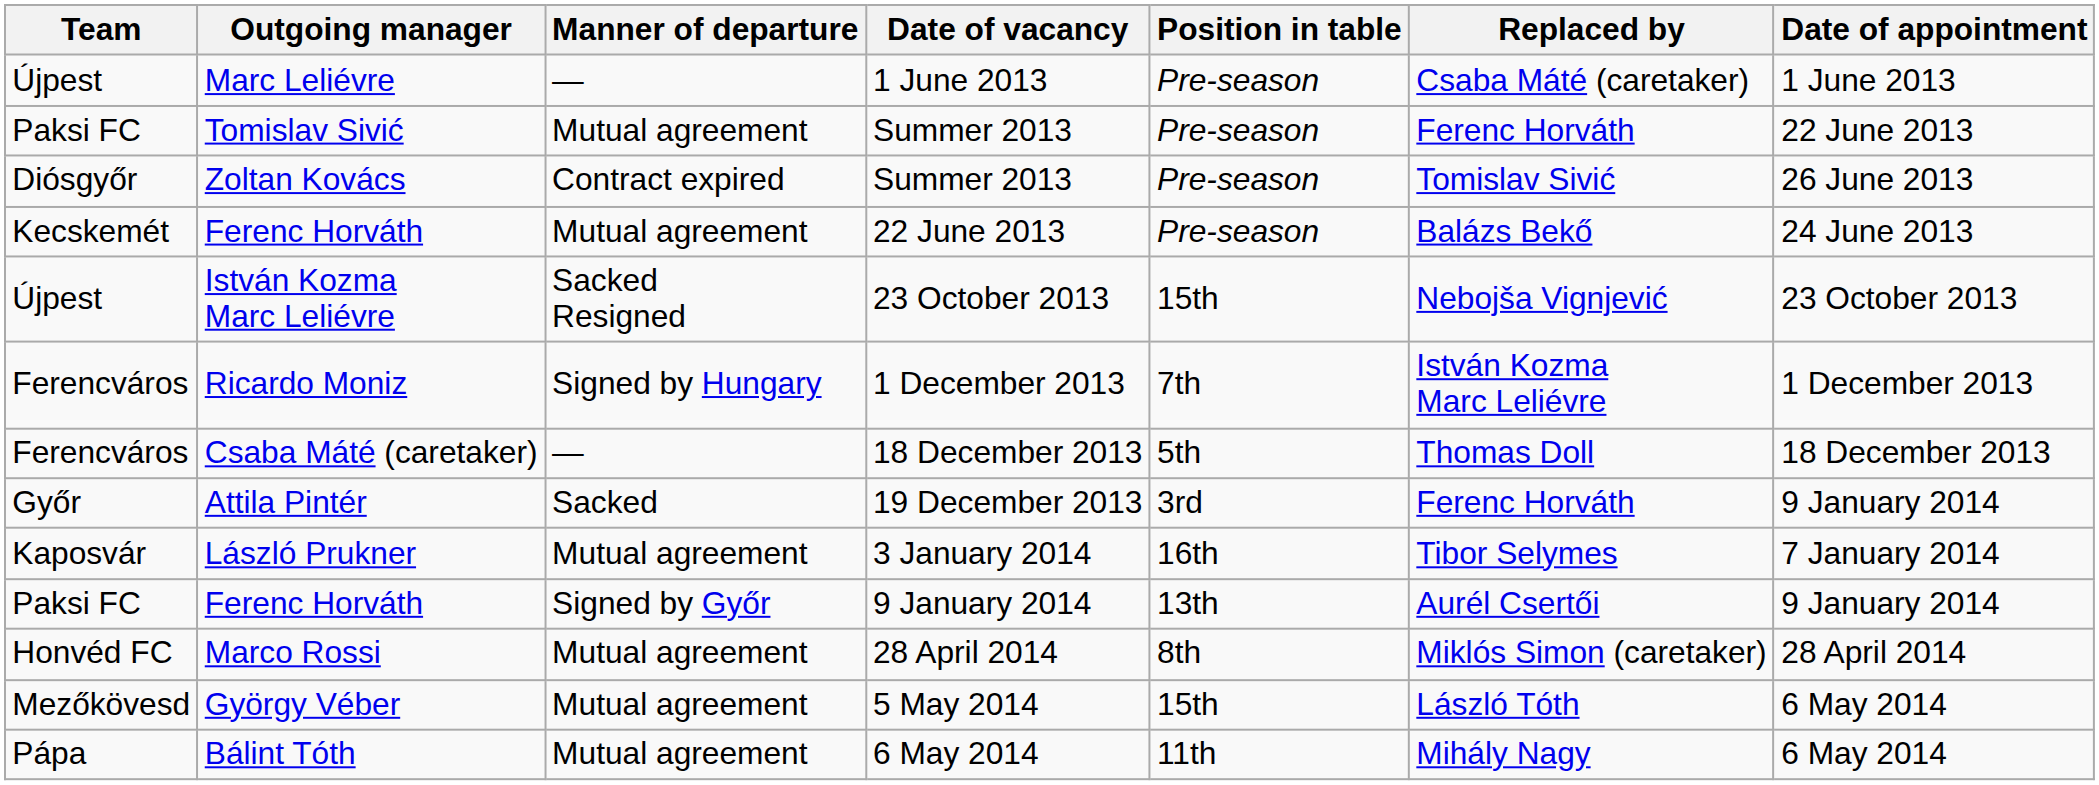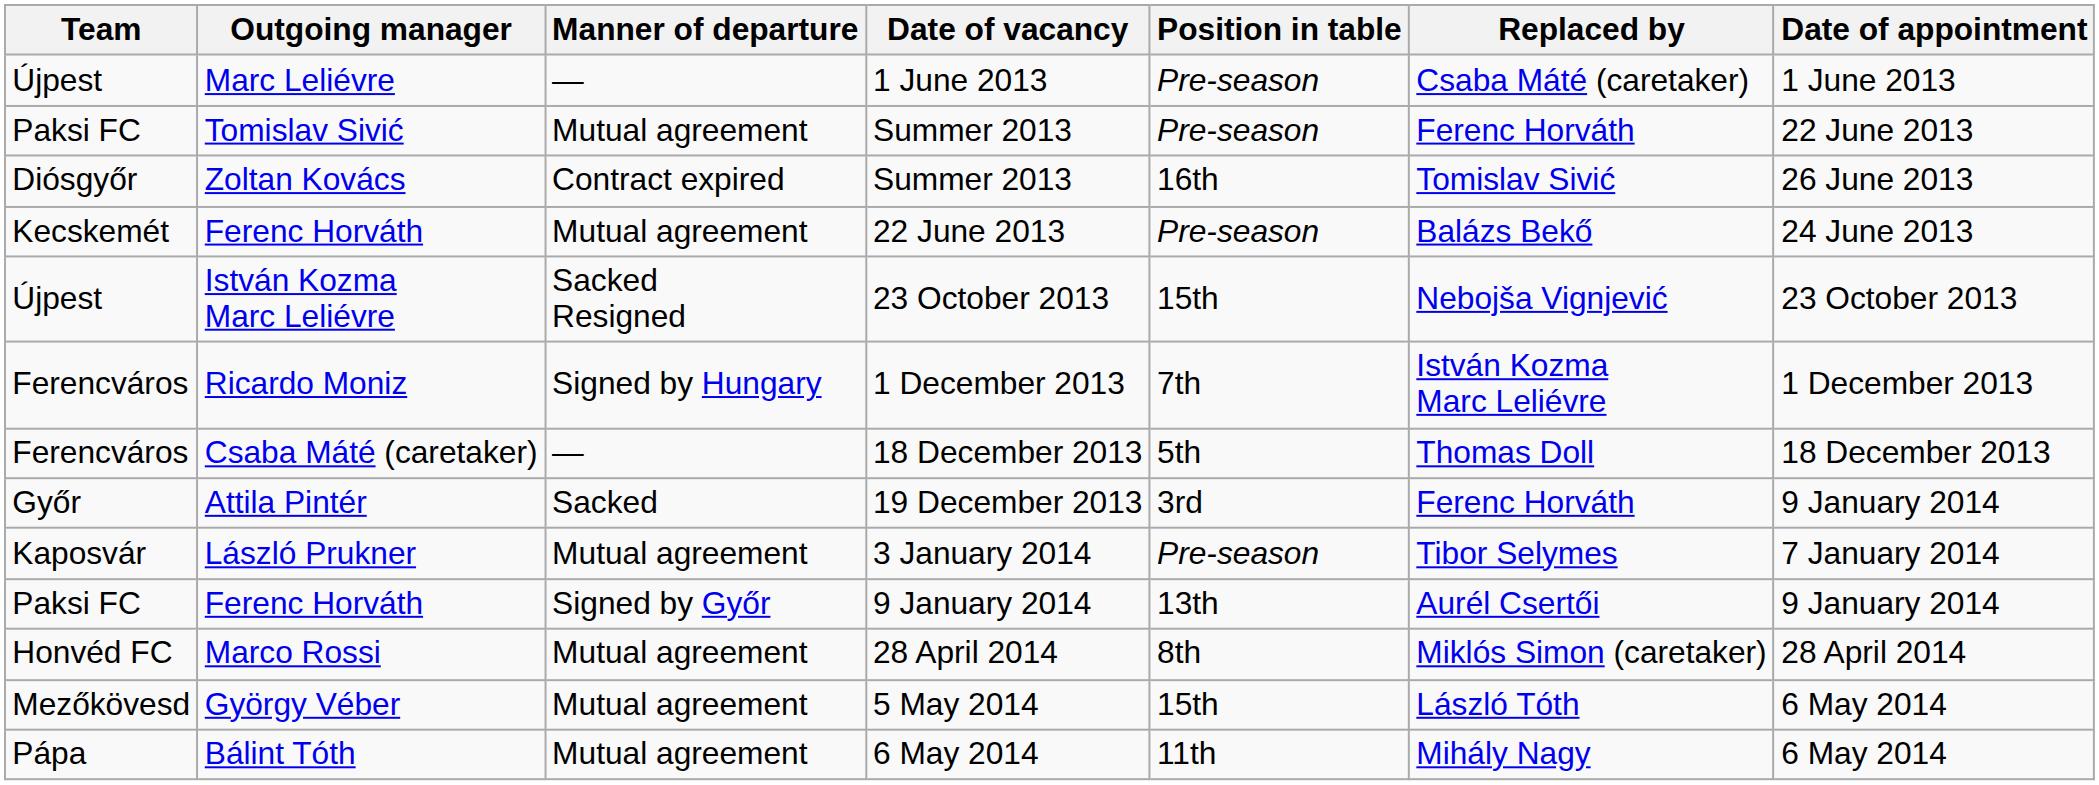(1238, 180) Pre-season -> (1188, 180) 16th
(1188, 553) 16th -> (1238, 553) Pre-season
